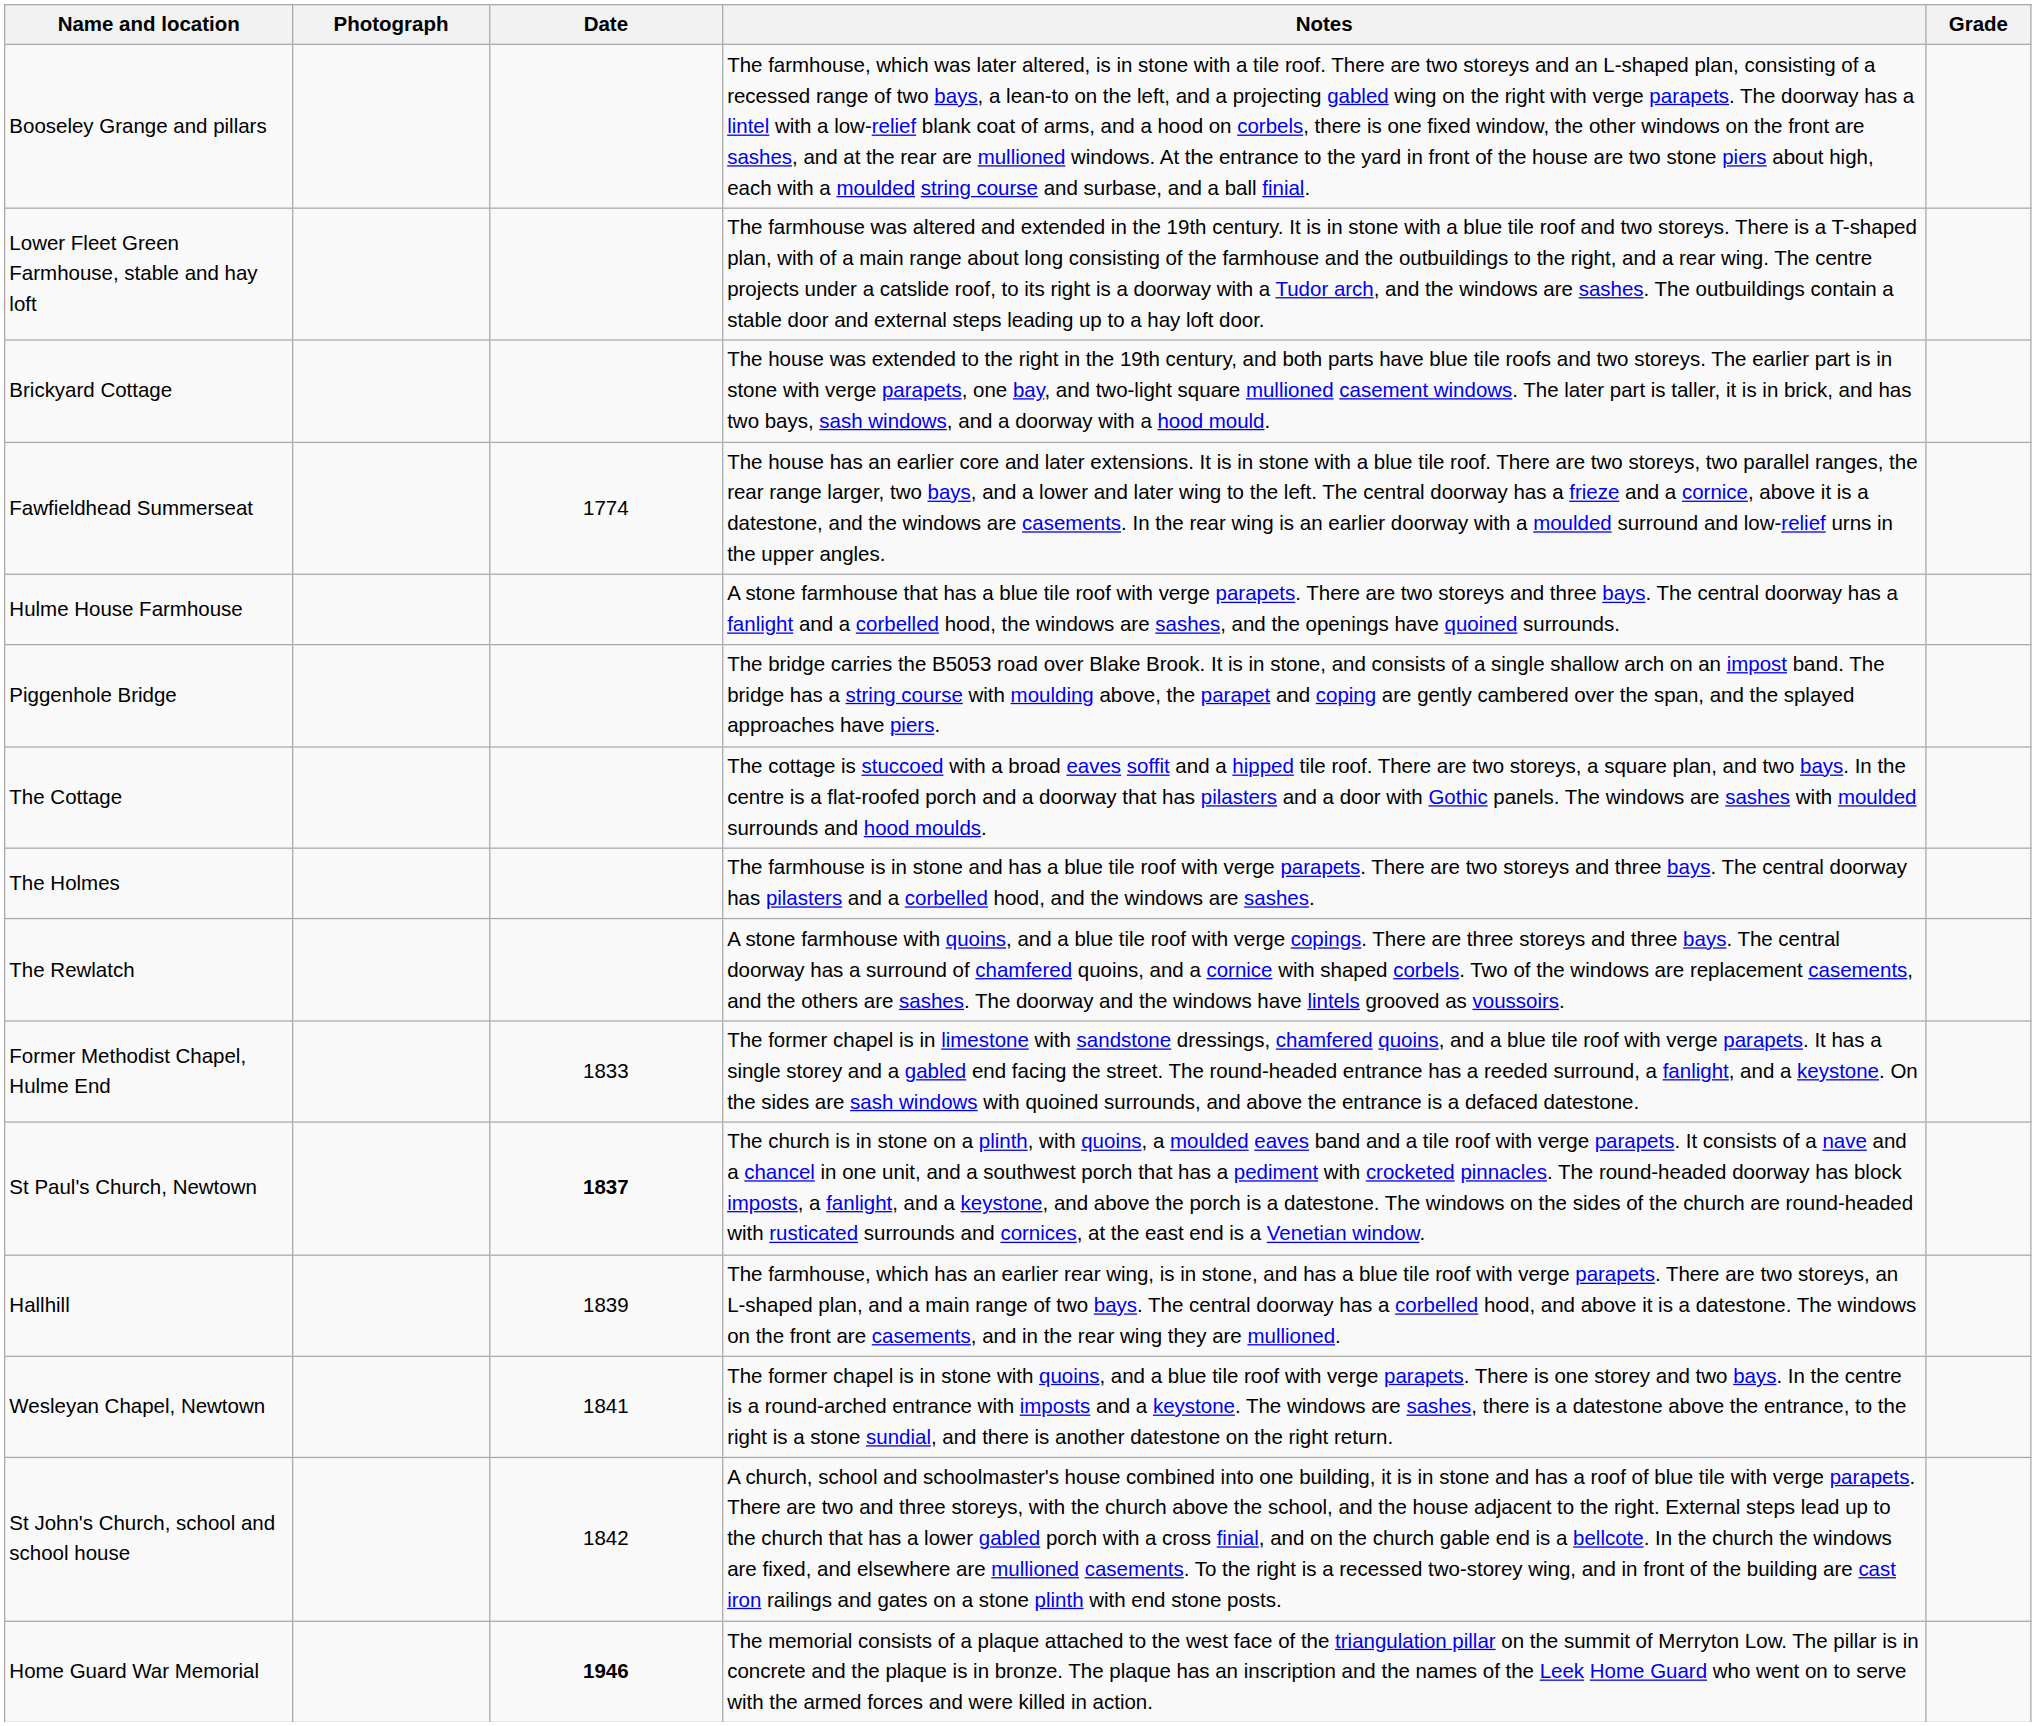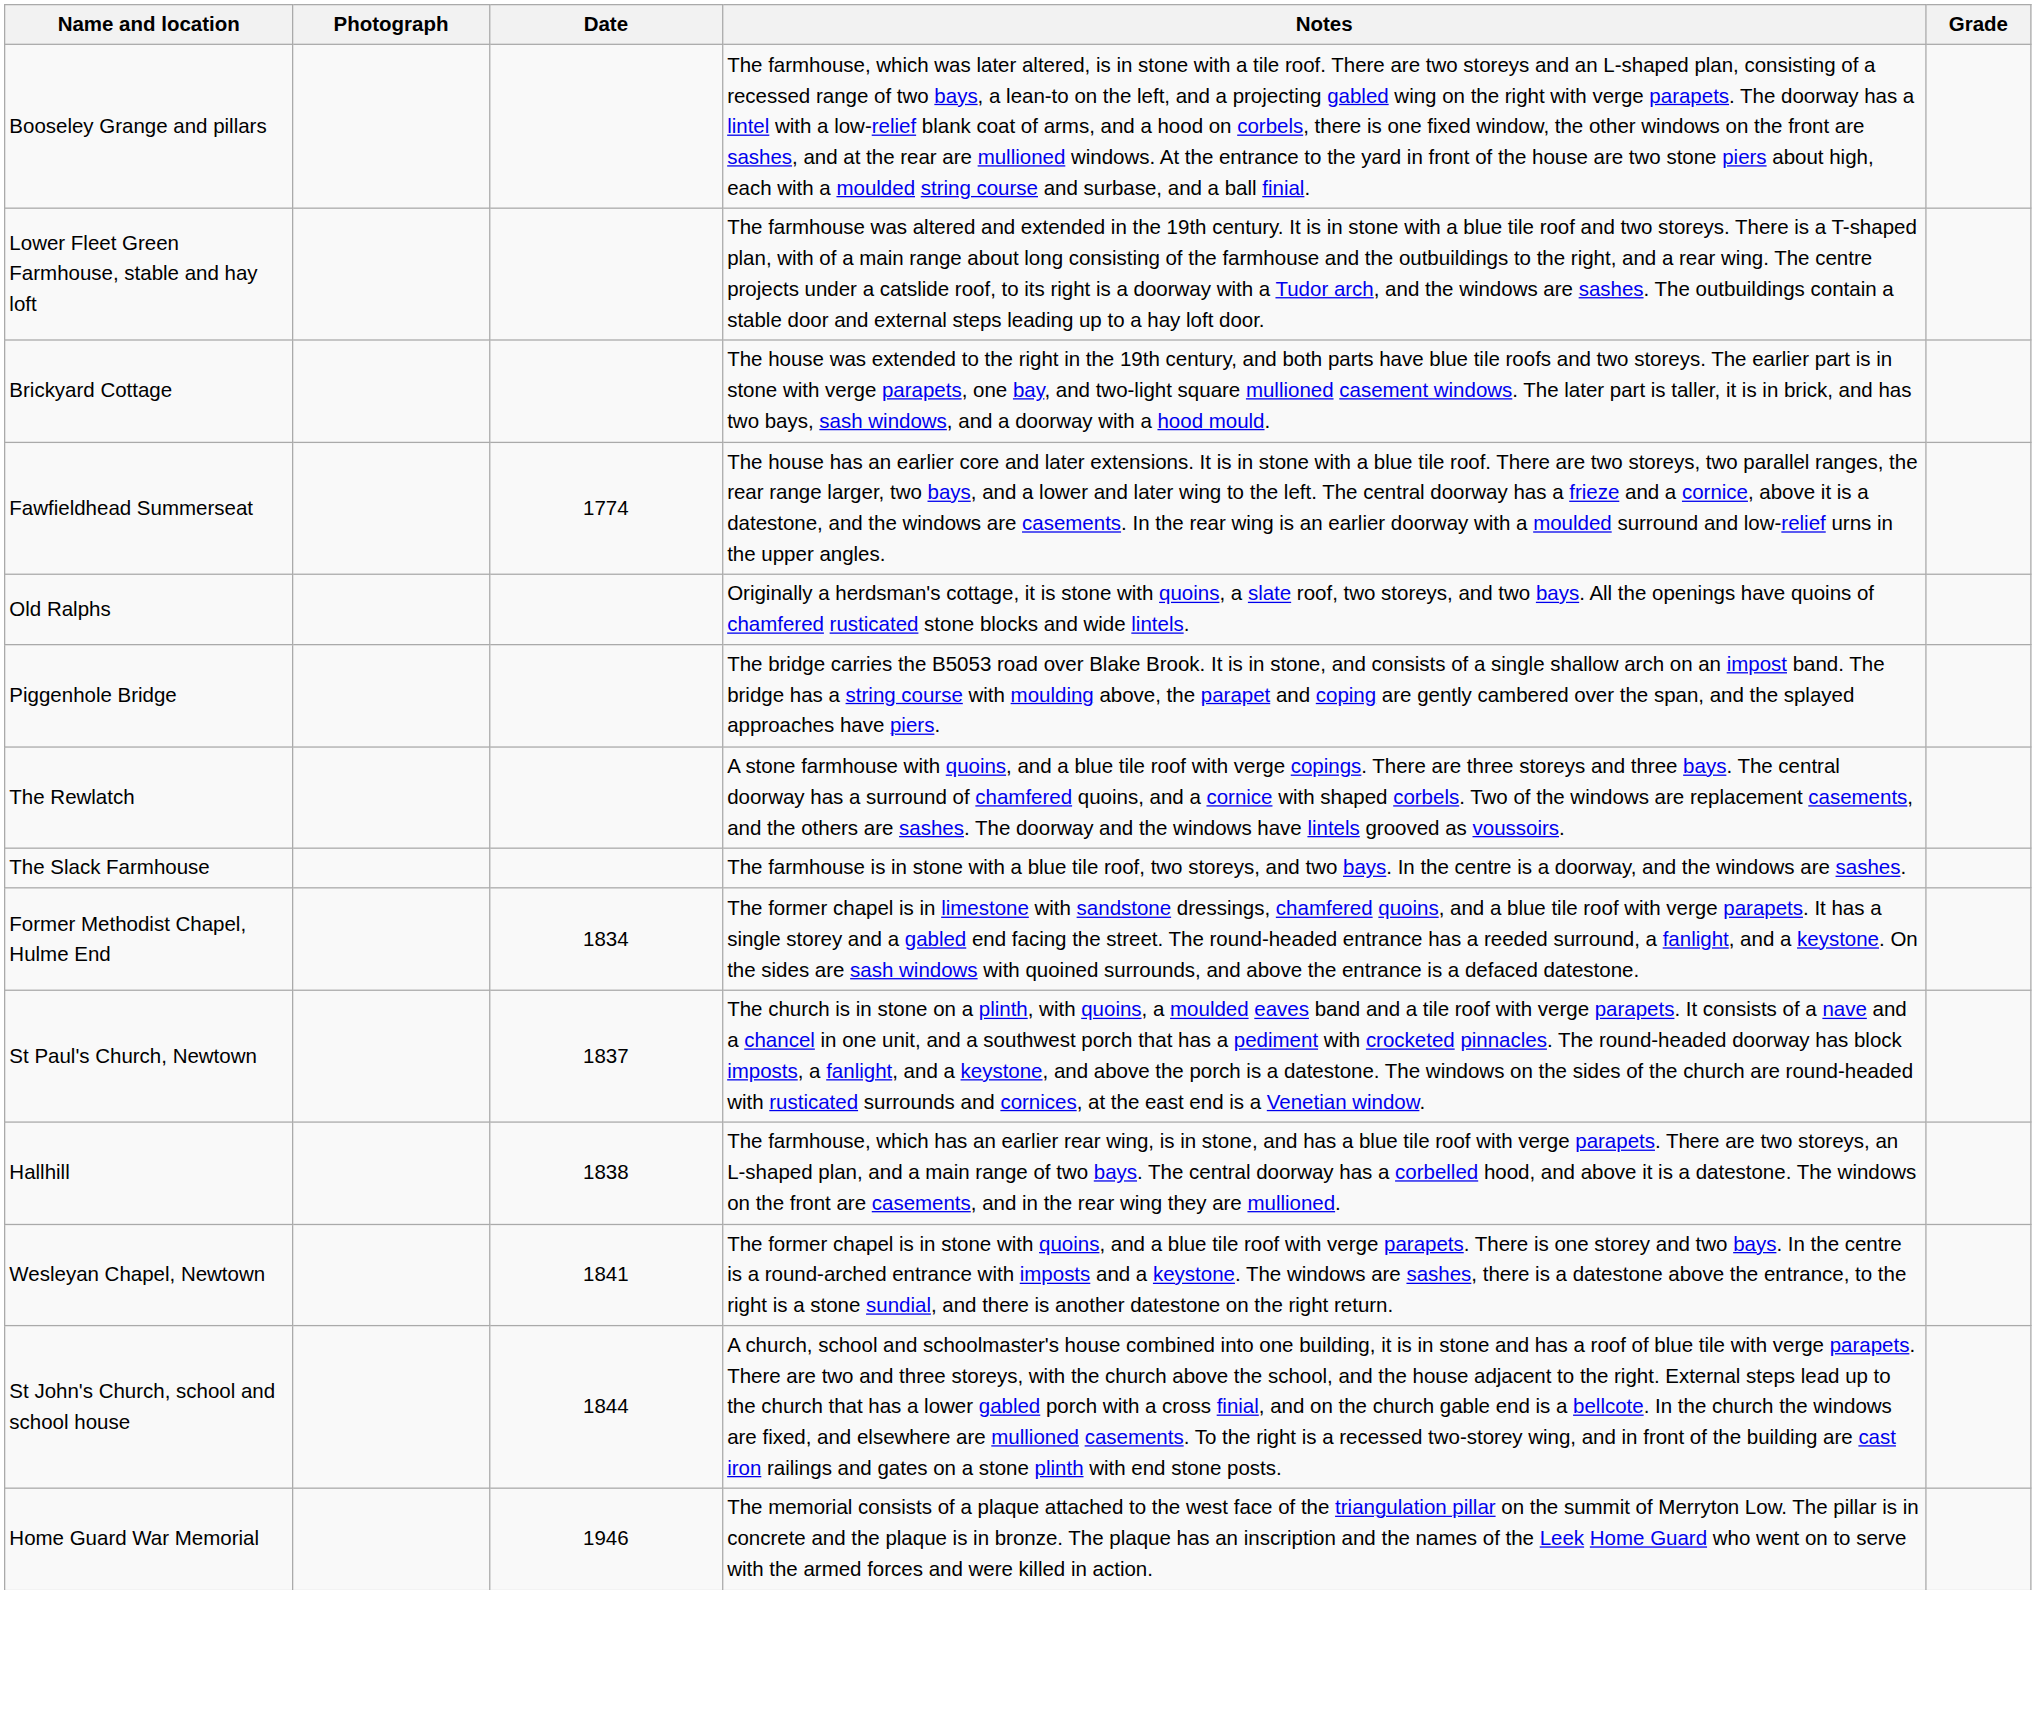+ row: (60, 609)
- row: (126, 609)
- row: (66, 797)
- row: (65, 883)
+ row: (110, 868)
(606, 1071) 1833 -> (606, 938) 1834
(606, 1188) bold -> (606, 1055) normal
(606, 1305) 1839 -> (606, 1172) 1838
(606, 1539) 1842 -> (606, 1406) 1844
(606, 1671) bold -> (606, 1539) normal
